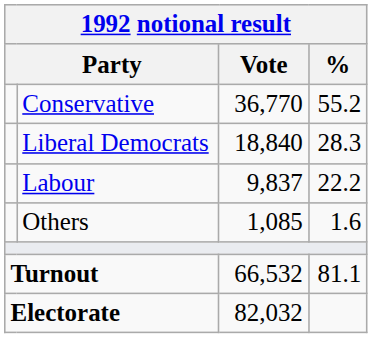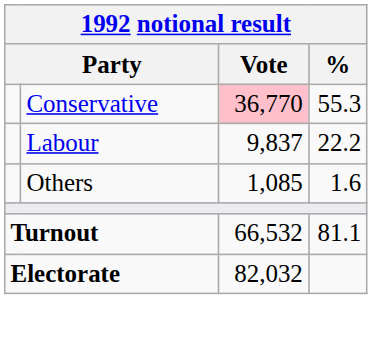(269, 103) no background -> (269, 103) pink background
(339, 103) 55.2 -> (339, 103) 55.3
- row: (115, 143)
